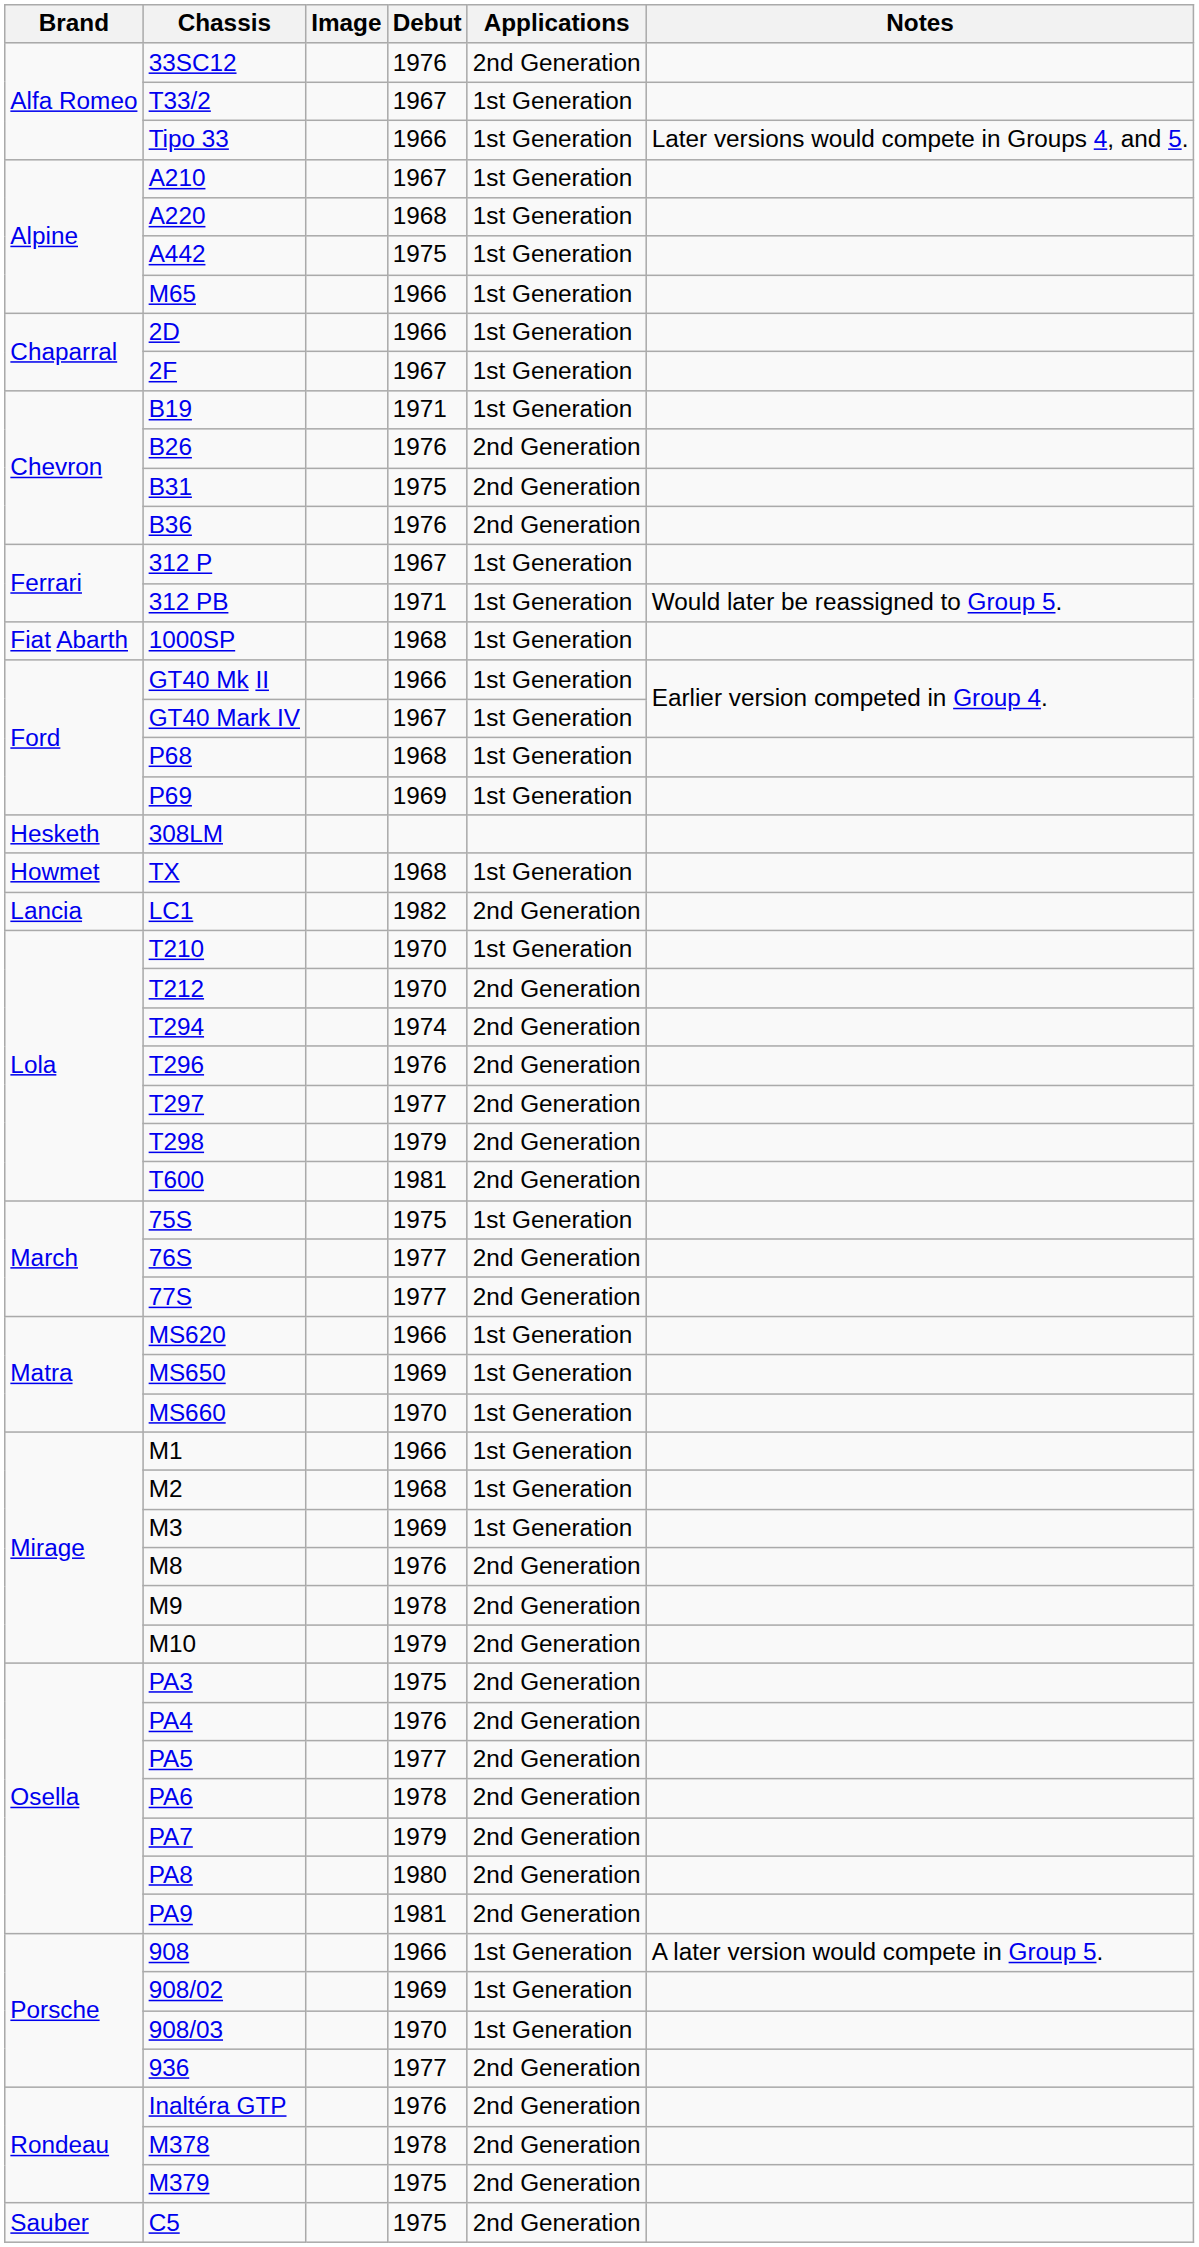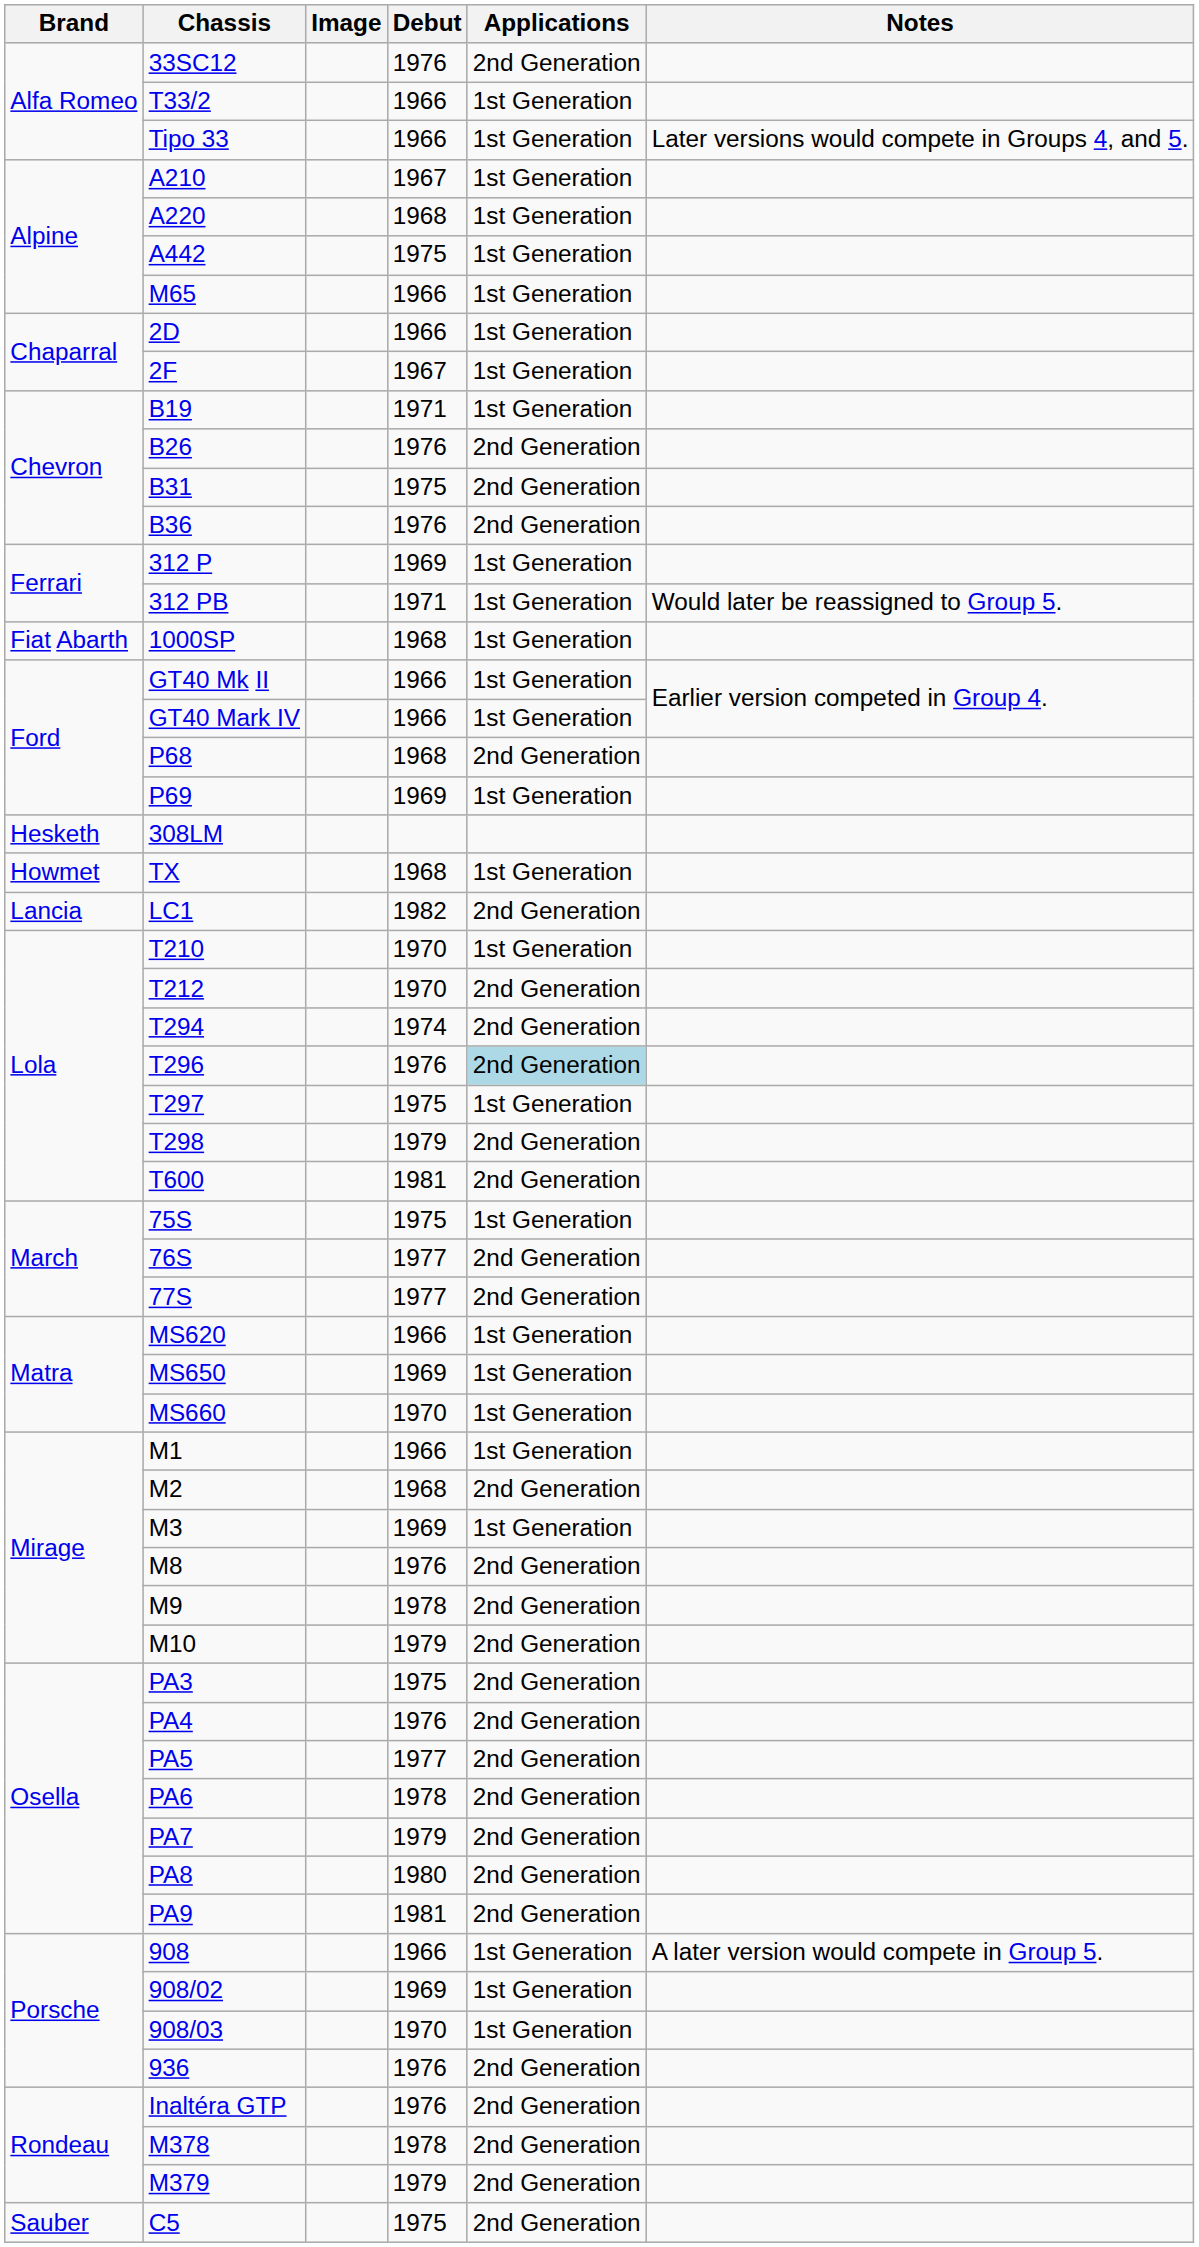(420, 100) 1967 -> (420, 100) 1966
(420, 563) 1967 -> (420, 563) 1969
(420, 718) 1967 -> (420, 718) 1966
(553, 756) 1st Generation -> (557, 756) 2nd Generation
(557, 1065) no background -> (557, 1065) lightblue background
(420, 1103) 1977 -> (420, 1103) 1975
(557, 1103) 2nd Generation -> (553, 1103) 1st Generation
(553, 1489) 1st Generation -> (557, 1489) 2nd Generation
(420, 2067) 1977 -> (420, 2067) 1976
(420, 2183) 1975 -> (420, 2183) 1979
